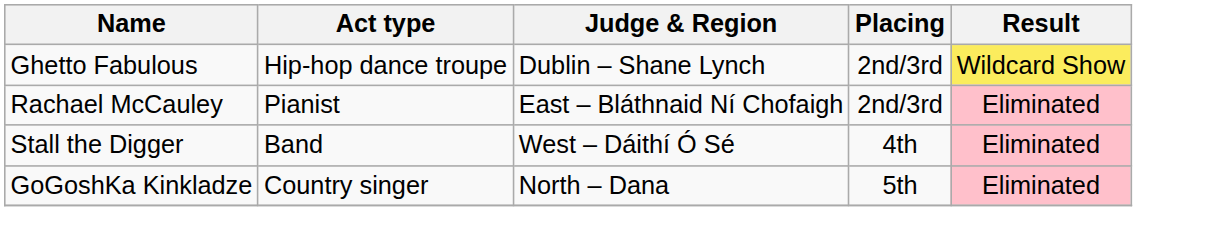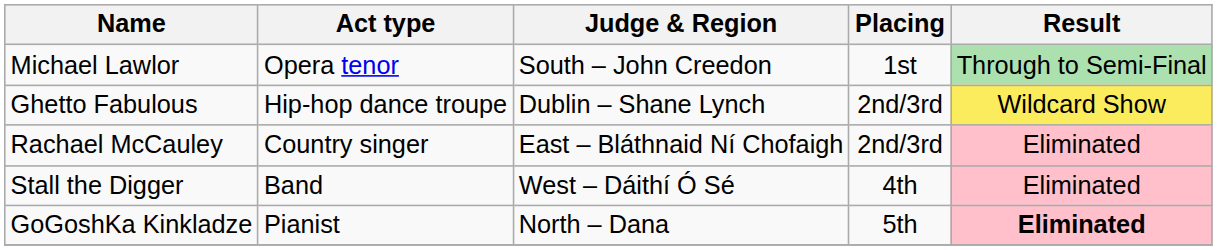+ row: (95, 64)
(302, 104) Pianist -> (346, 144) Country singer
(346, 184) Country singer -> (302, 225) Pianist
(1041, 184) normal -> (1082, 225) bold
